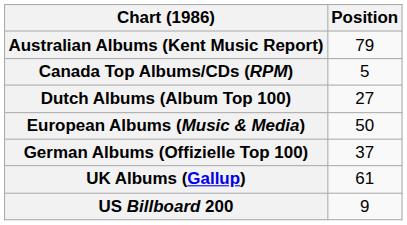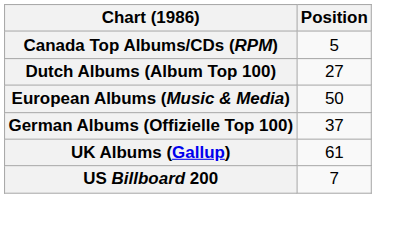- row: (166, 44)
(365, 206) 9 -> (334, 179) 7
